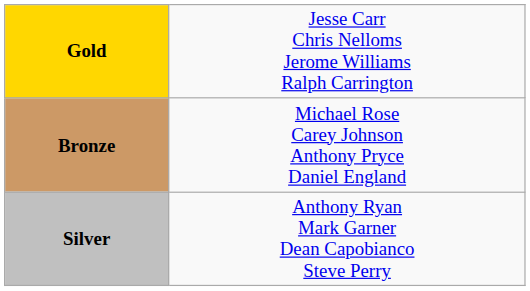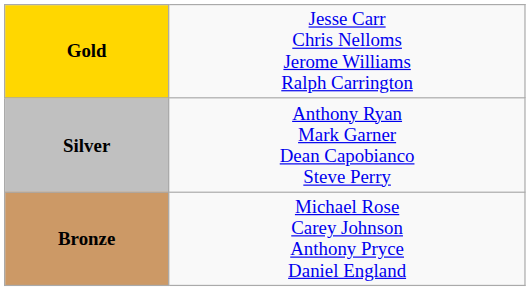rows swapped: (87, 238) <-> (87, 144)
